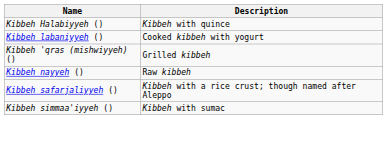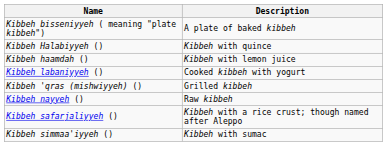+ row: (91, 29)
+ row: (47, 60)
